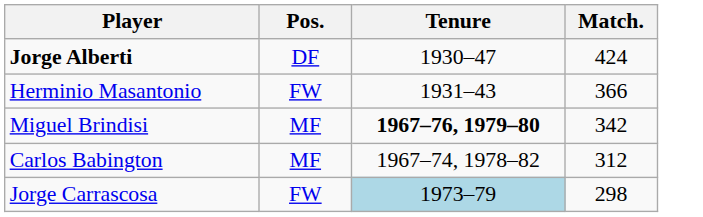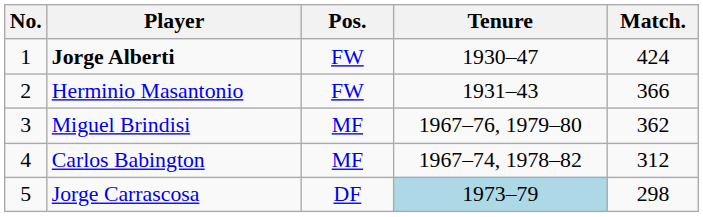+ column: (26, 21)
(305, 56) DF -> (347, 56) FW
(458, 125) bold -> (500, 125) normal
(611, 125) 342 -> (653, 125) 362
(305, 194) FW -> (347, 194) DF
